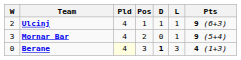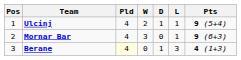columns swapped: (144, 11) <-> (12, 11)
(211, 23) 9 (6+3) -> (211, 23) 9 (5+4)
(211, 36) 9 (5+4) -> (211, 36) 9 (6+3)
(161, 49) bold -> (161, 49) normal
